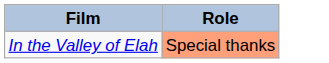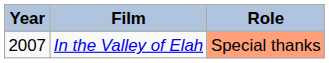+ column: (27, 18)
